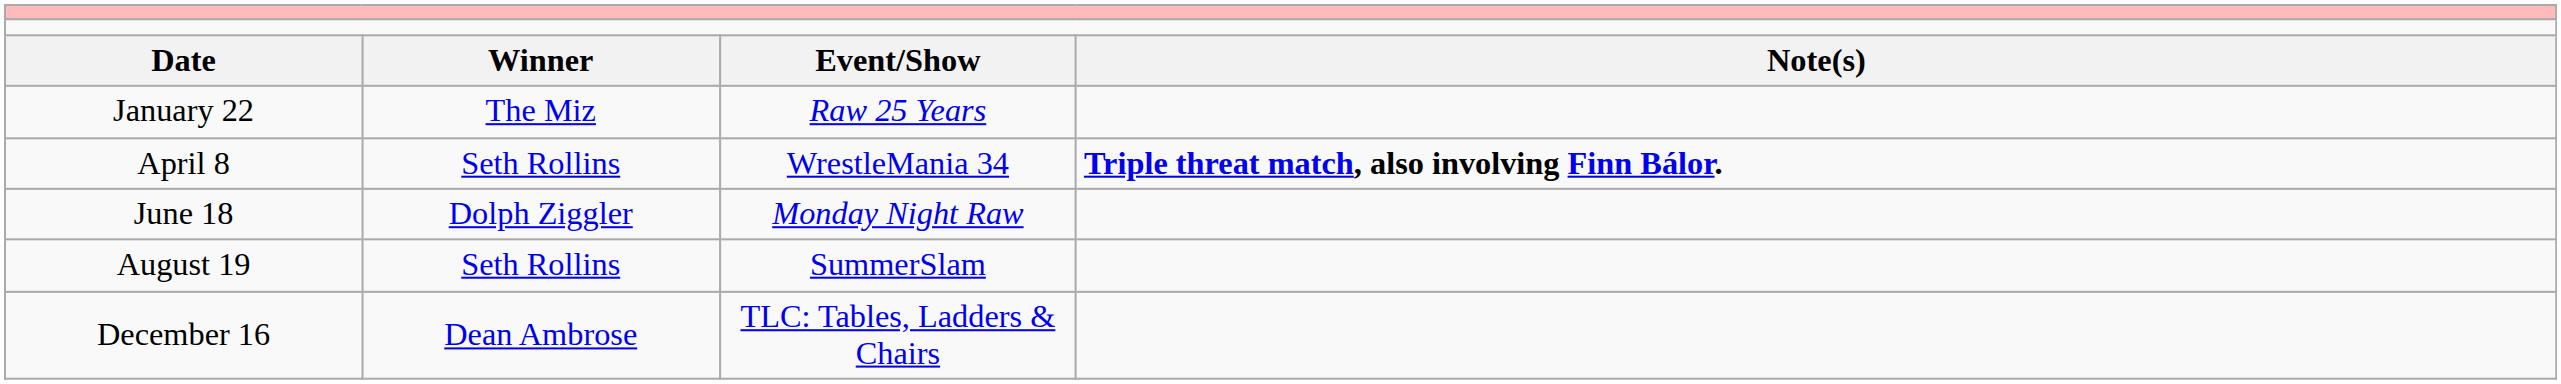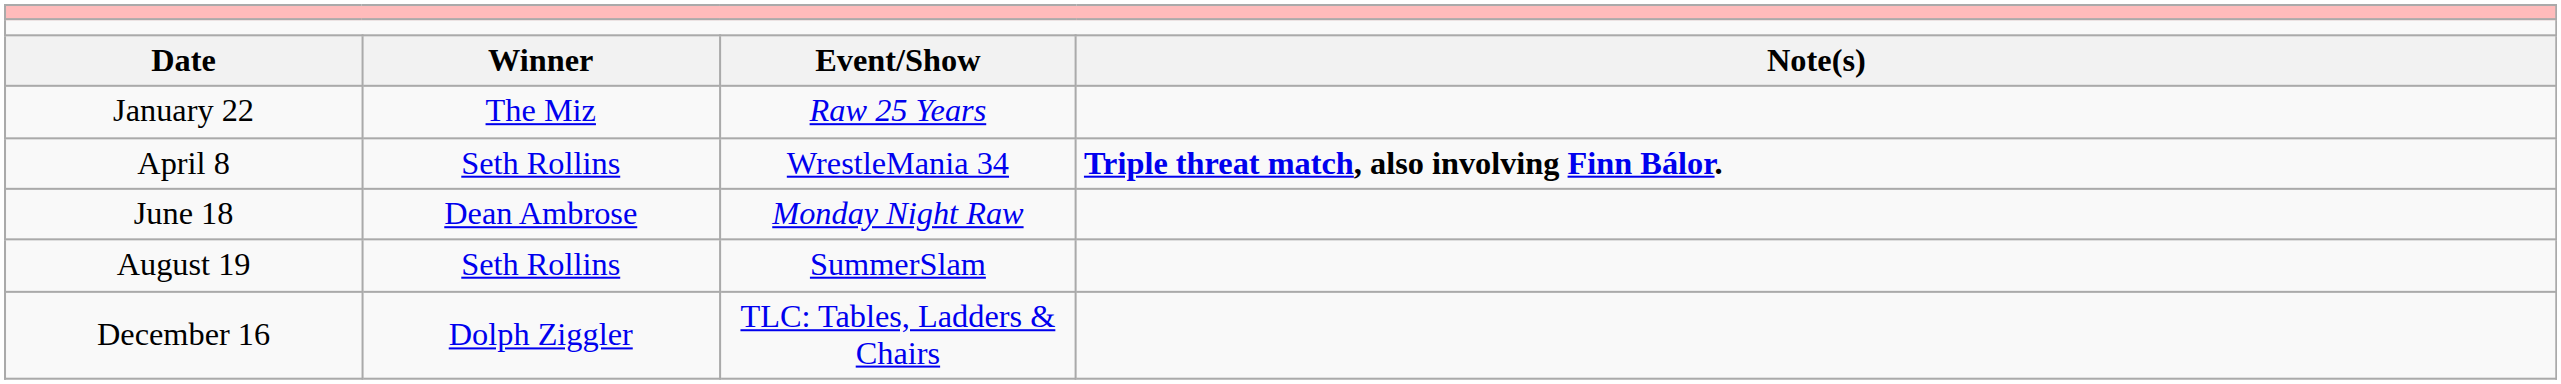(541, 213) Dolph Ziggler -> (541, 213) Dean Ambrose
(541, 334) Dean Ambrose -> (541, 334) Dolph Ziggler
